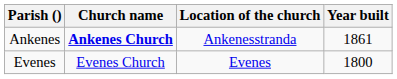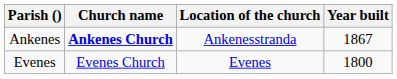(358, 39) 1861 -> (358, 39) 1867
